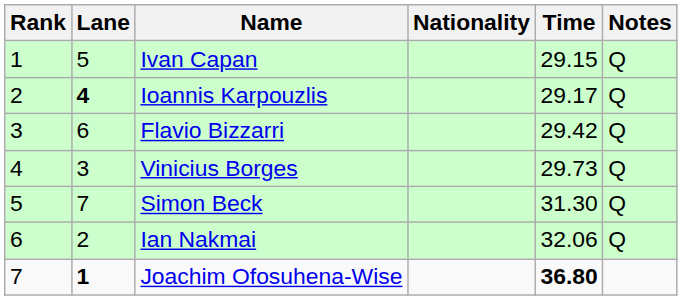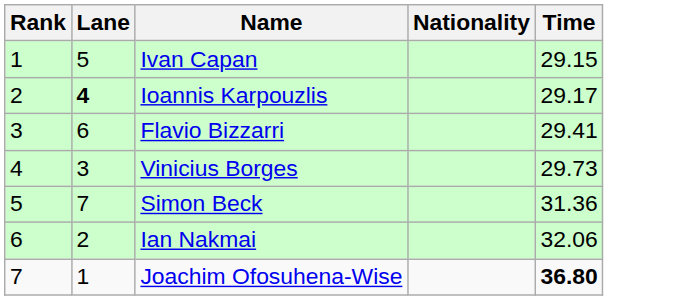- column: (640, 22)
(569, 131) 29.42 -> (569, 131) 29.41
(569, 204) 31.30 -> (569, 204) 31.36
(83, 276) bold -> (83, 276) normal
